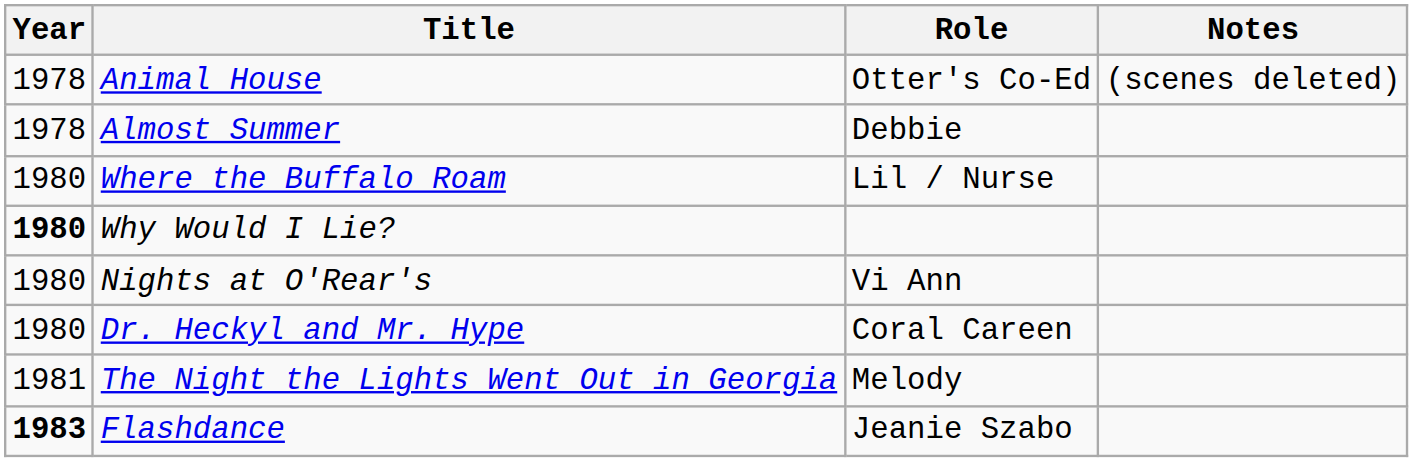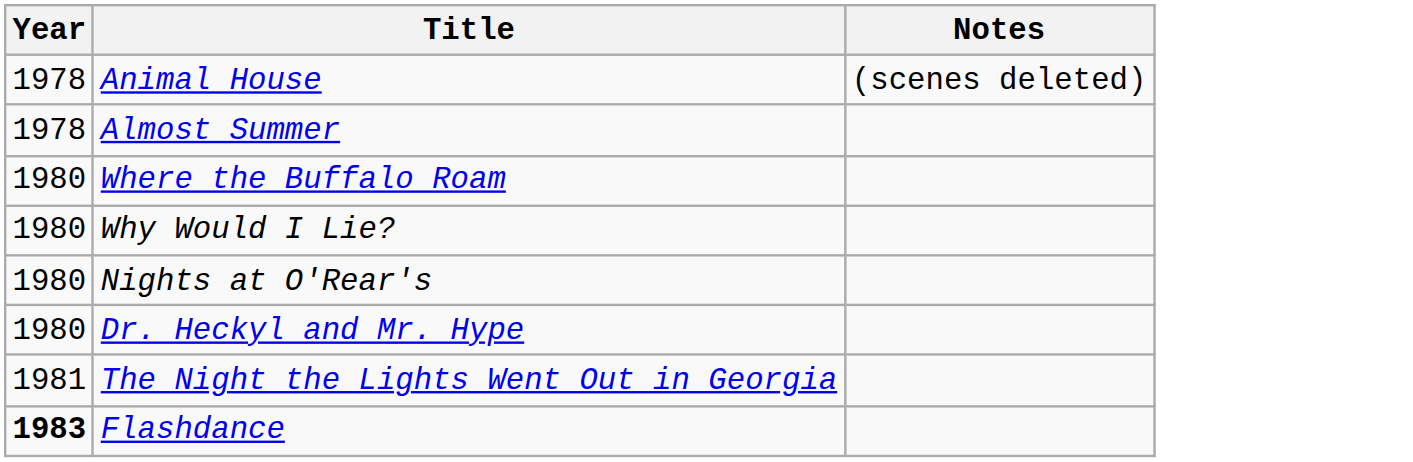- column: (971, 30)
(49, 230) bold -> (49, 230) normal
